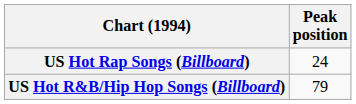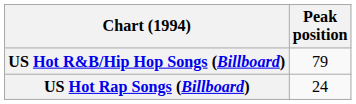rows swapped: (147, 86) <-> (147, 61)
